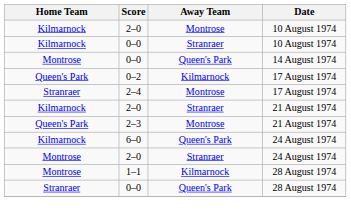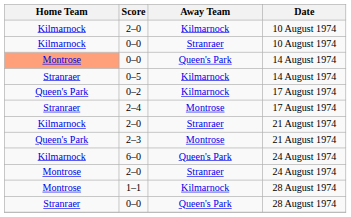(205, 28) Montrose -> (205, 28) Kilmarnock
(62, 60) no background -> (62, 60) lightsalmon background
+ row: (133, 76)
